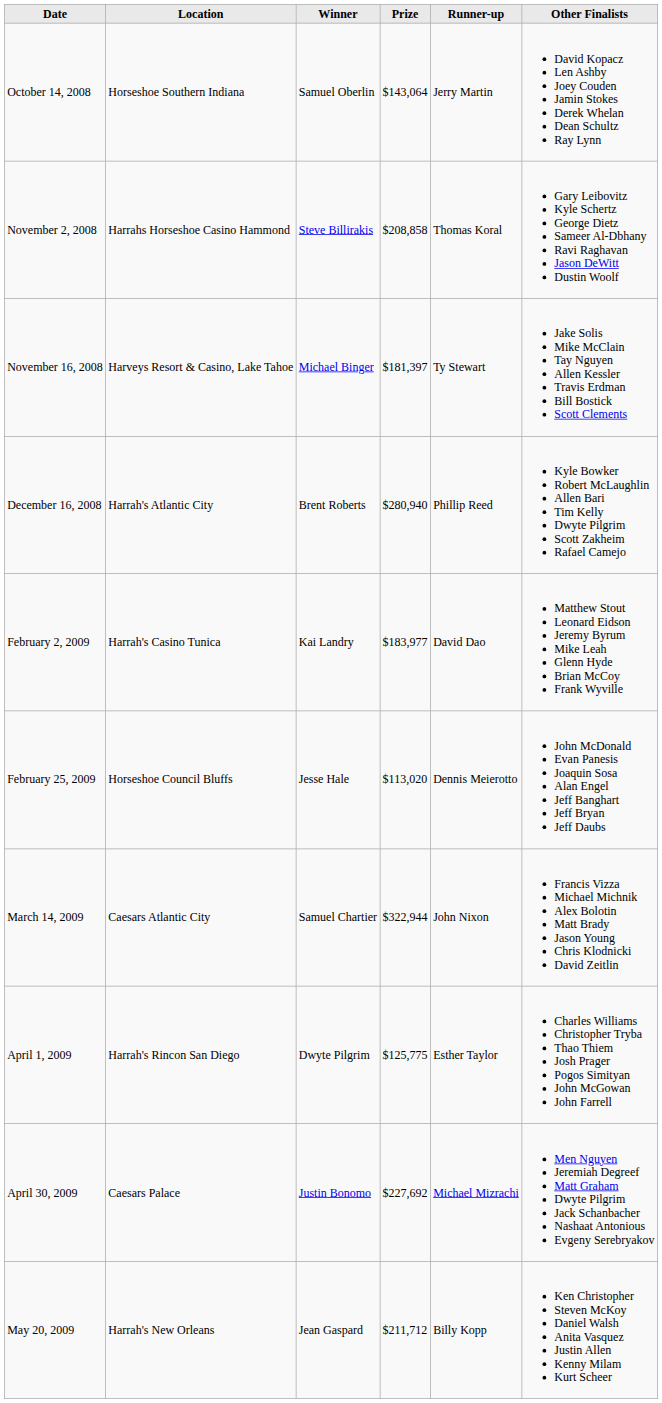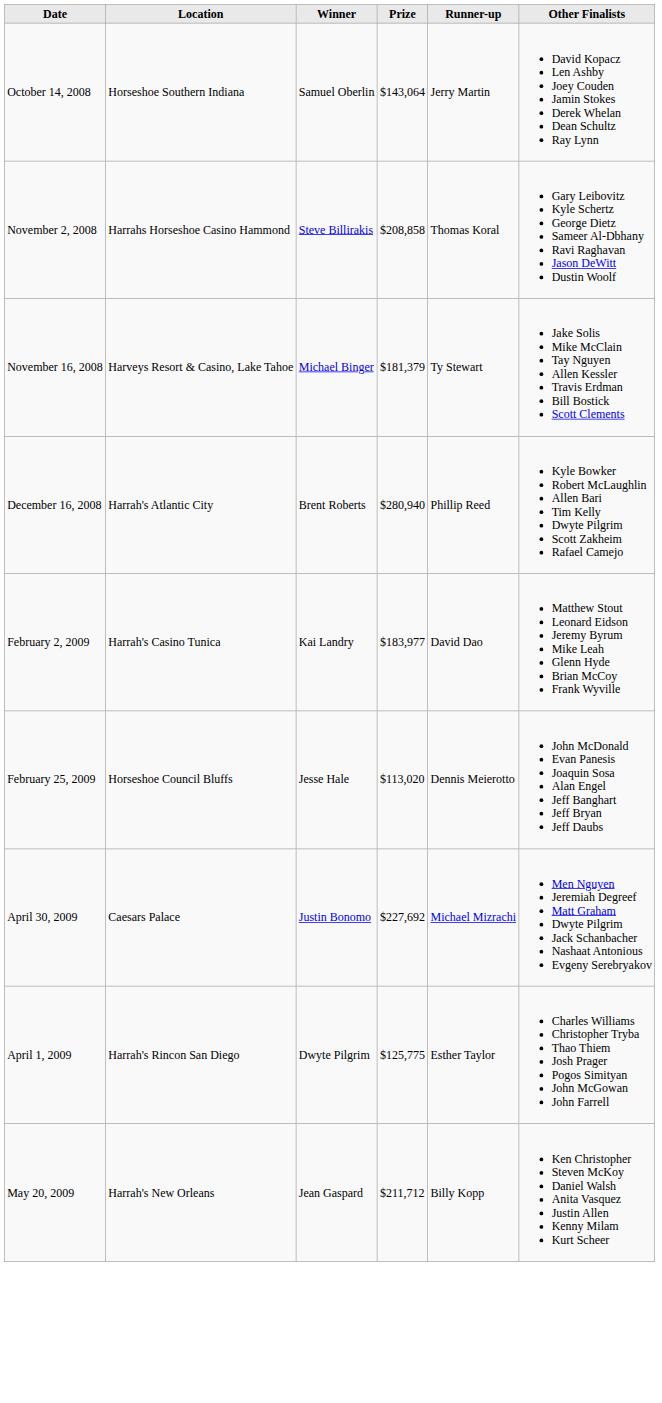(405, 367) $181,397 -> (402, 367) $181,379
- row: (45, 917)
rows swapped: (39, 1055) <-> (42, 1192)
